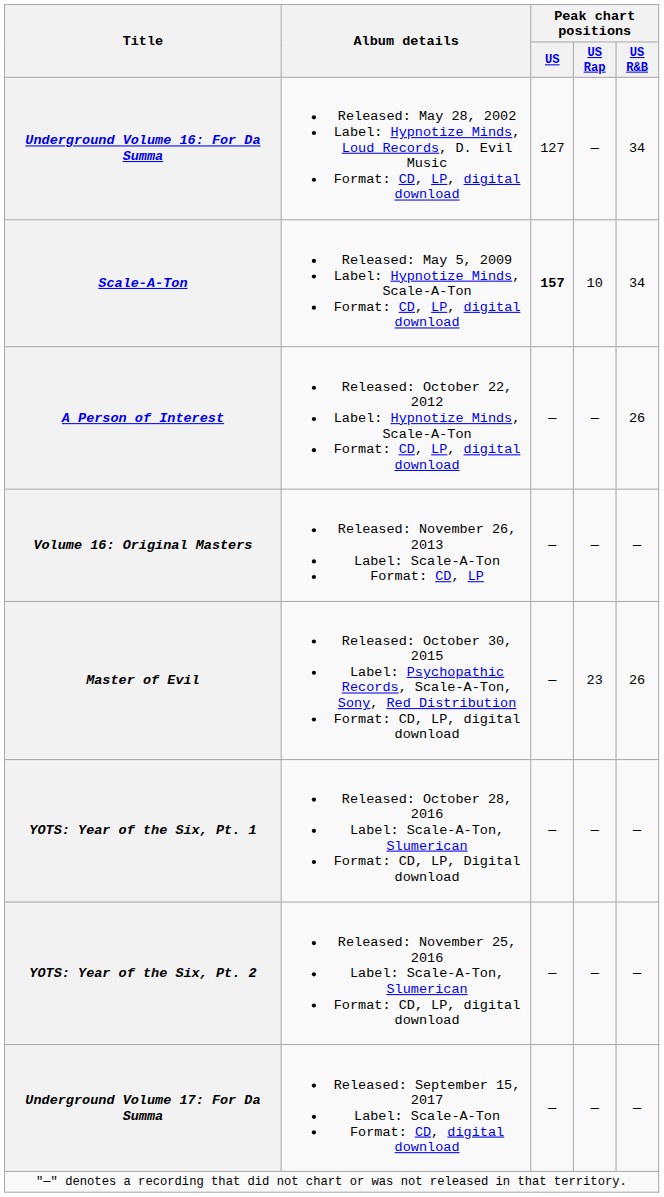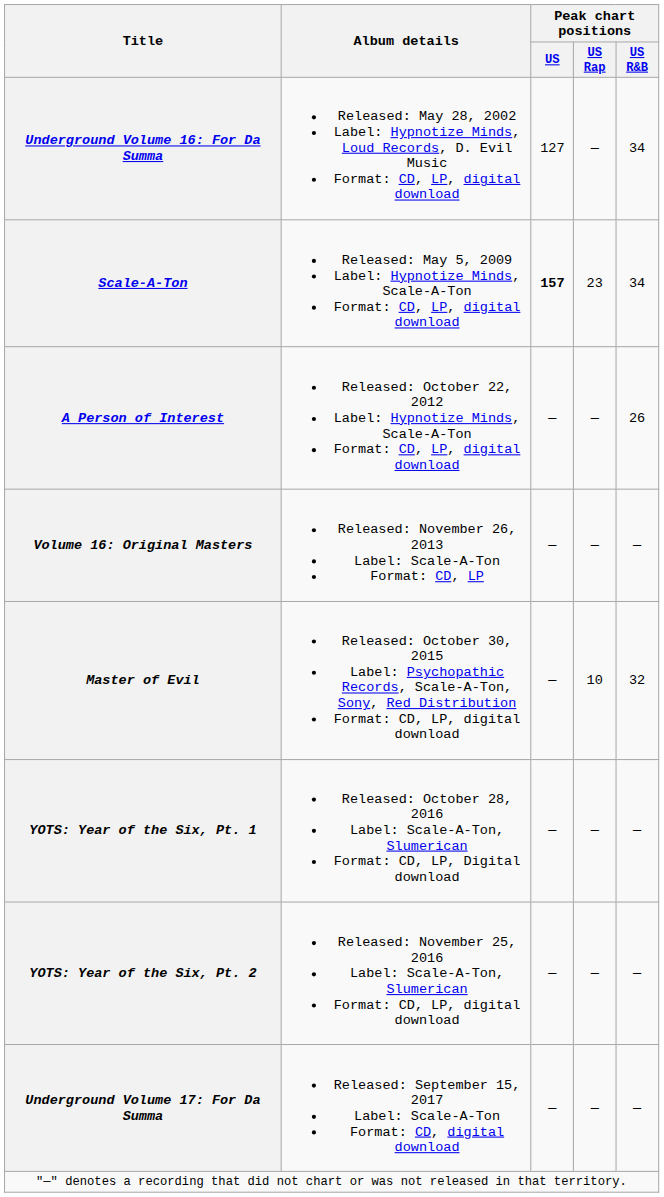(595, 283) 10 -> (595, 283) 23
(595, 680) 23 -> (595, 680) 10
(637, 680) 26 -> (637, 680) 32
